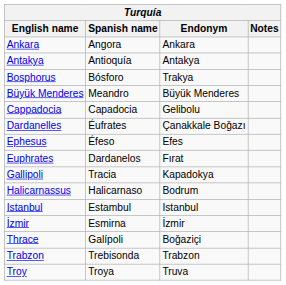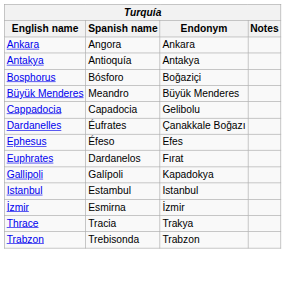(178, 77) Trakya -> (182, 77) Boǧaziçi
(102, 175) Tracia -> (106, 175) Galípoli
- row: (39, 191)
(106, 239) Galípoli -> (102, 223) Tracia
(182, 239) Boǧaziçi -> (178, 223) Trakya
- row: (17, 272)
